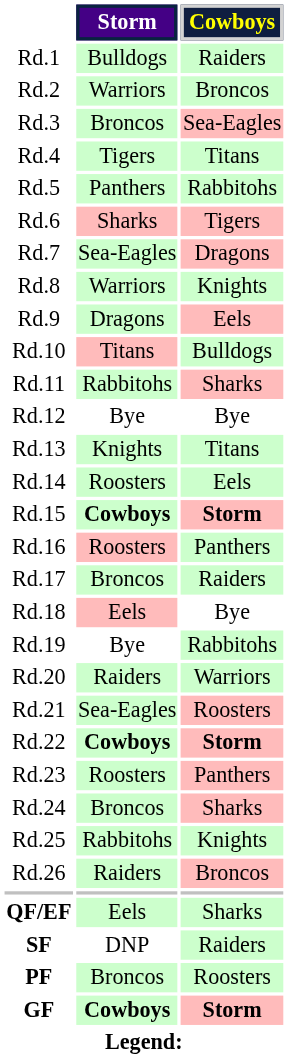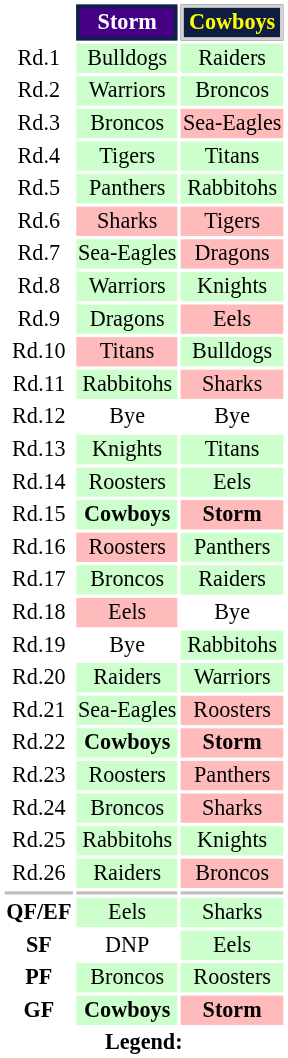(232, 944) Raiders -> (232, 944) Eels
